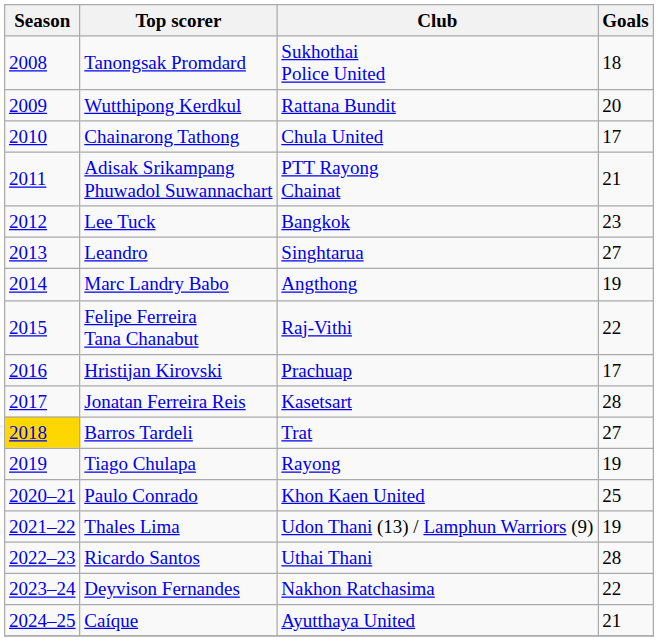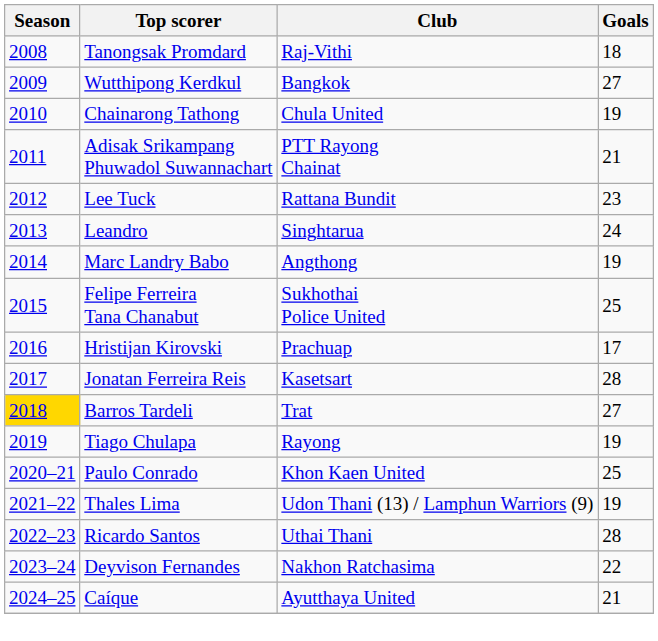(333, 62) Sukhothai Police United -> (317, 51) Raj-Vithi
(339, 105) Rattana Bundit -> (316, 83) Bangkok
(612, 105) 20 -> (612, 83) 27
(612, 136) 17 -> (612, 114) 19
(316, 221) Bangkok -> (339, 199) Rattana Bundit
(612, 253) 27 -> (612, 230) 24
(317, 327) Raj-Vithi -> (333, 304) Sukhothai Police United
(612, 327) 22 -> (612, 304) 25
